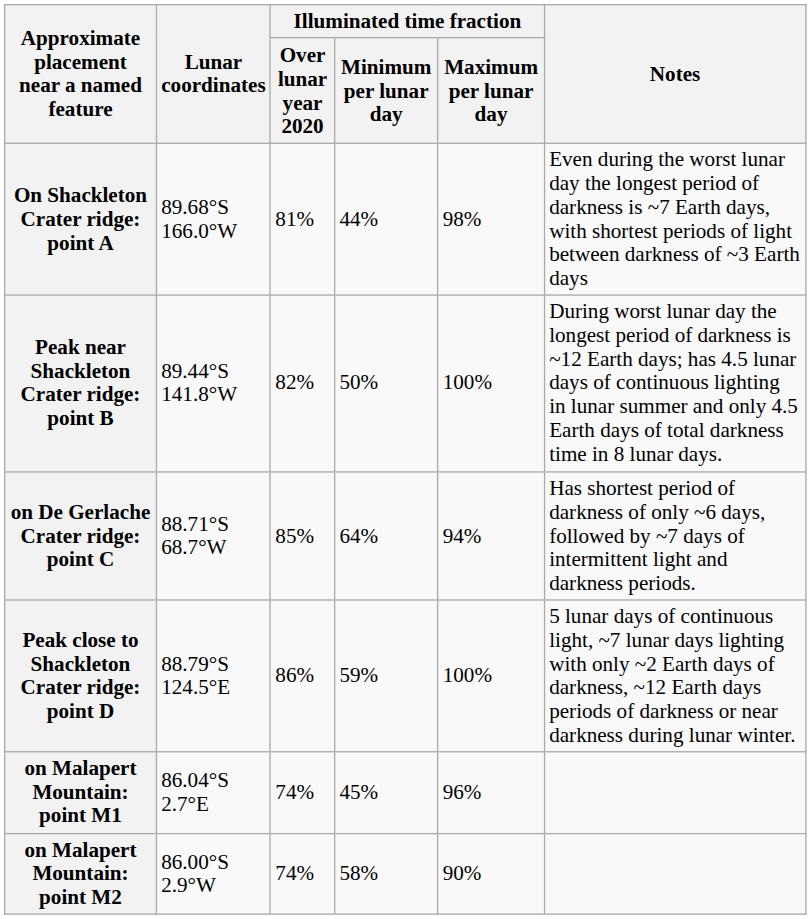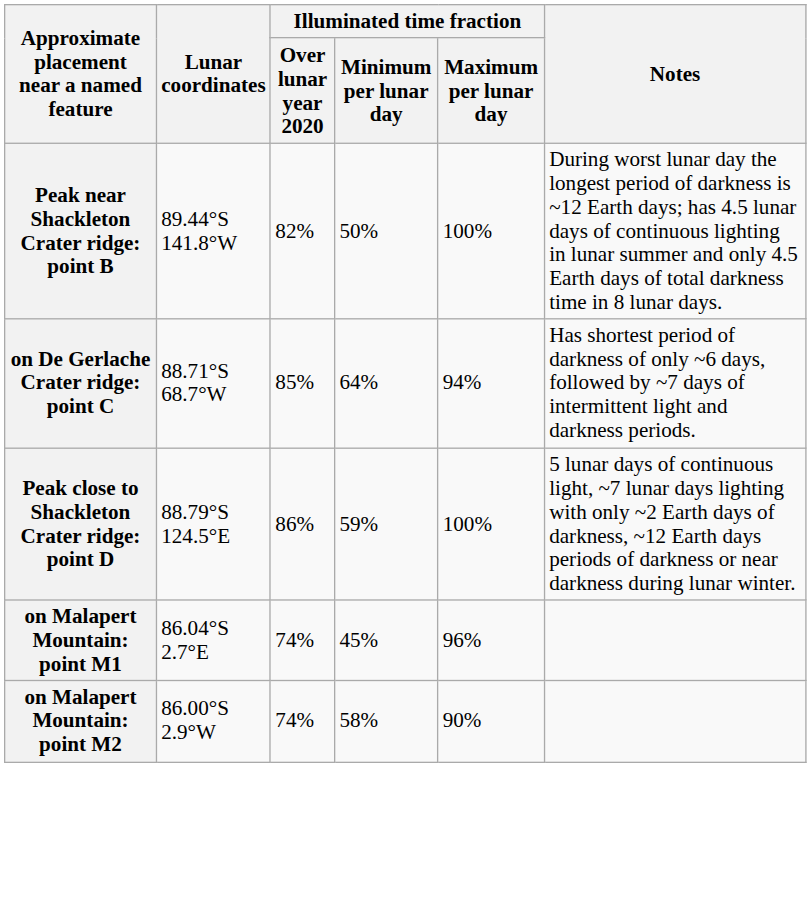- row: (80, 218)
